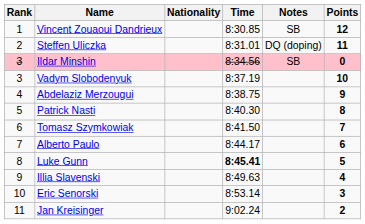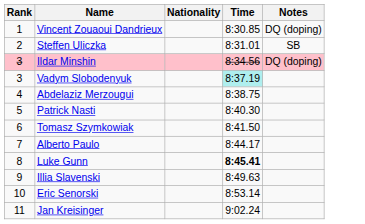- column: (342, 12)
(293, 29) SB -> (293, 29) DQ (doping)
(293, 45) DQ (doping) -> (293, 45) SB
(293, 62) SB -> (293, 62) DQ (doping)
(243, 78) no background -> (243, 78) paleturquoise background
